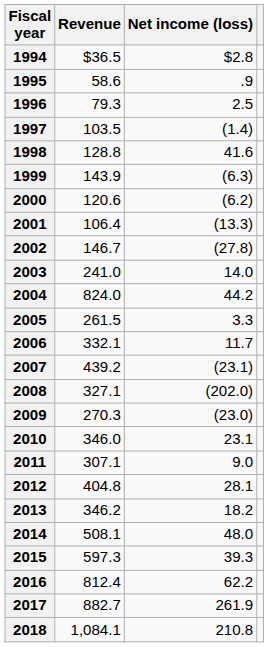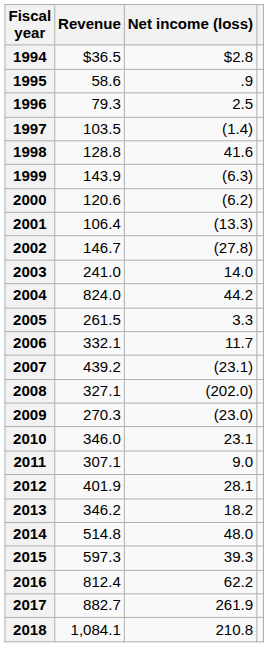(102, 486) 404.8 -> (102, 486) 401.9
(102, 534) 508.1 -> (102, 534) 514.8
